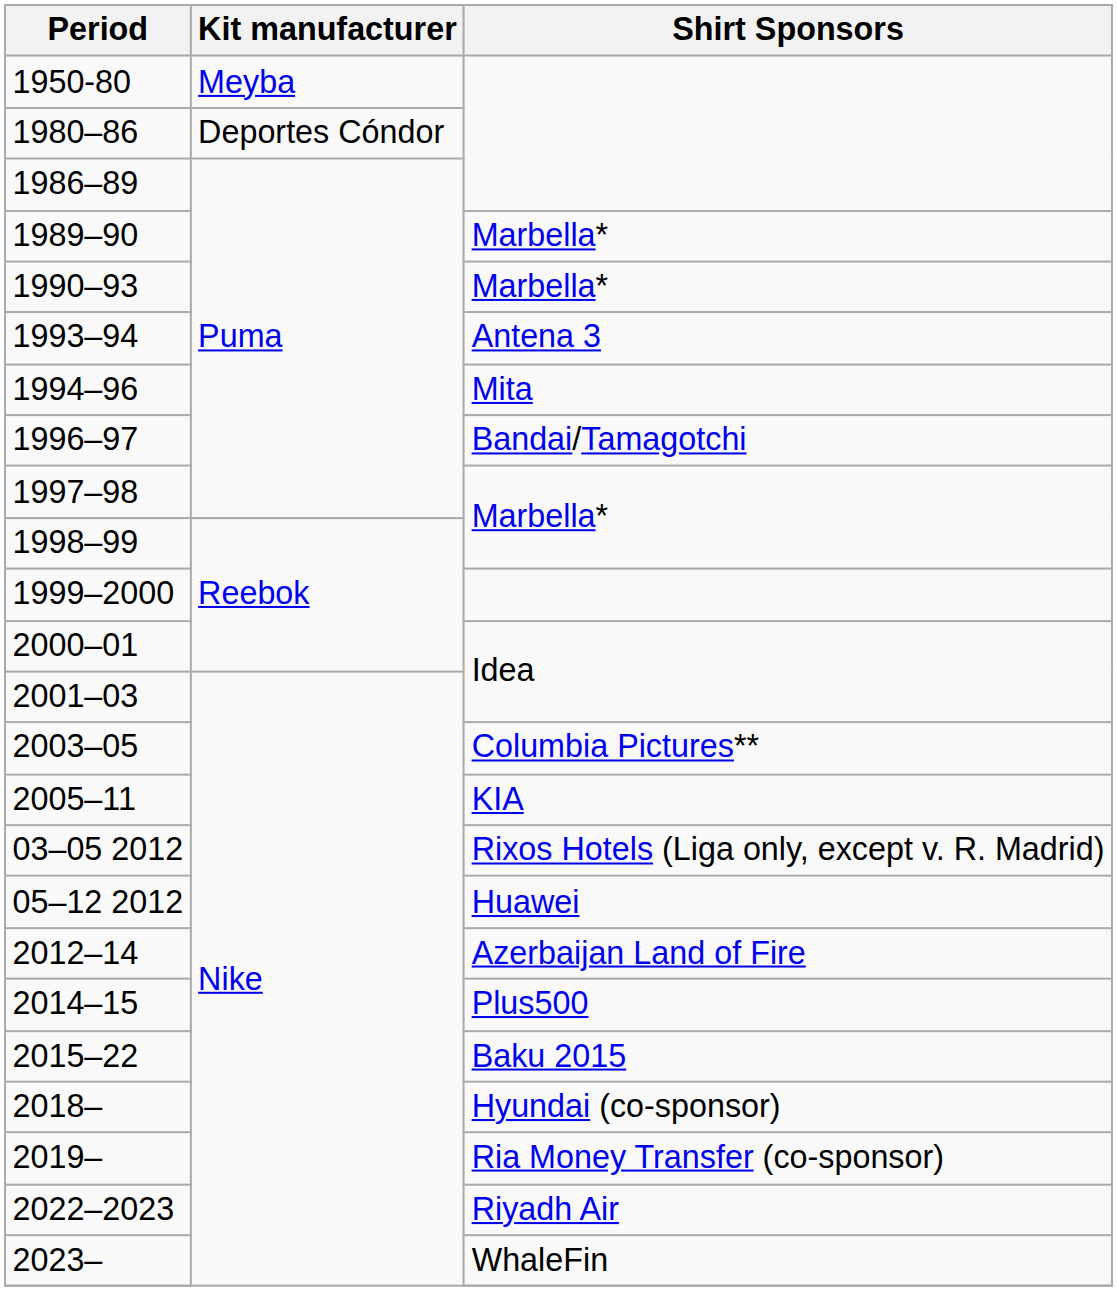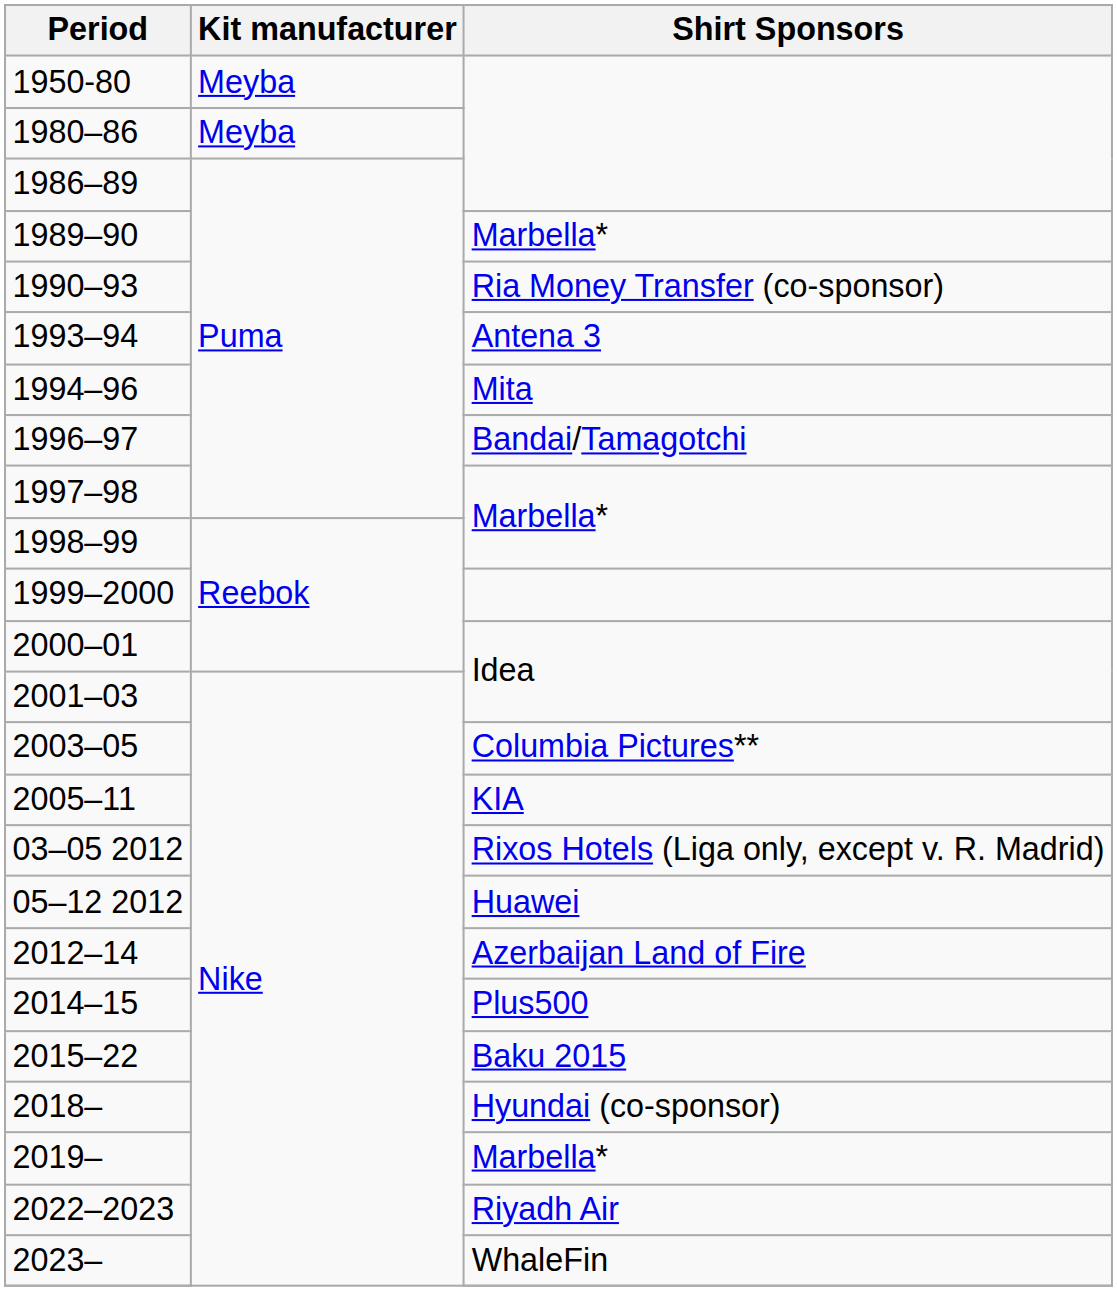(321, 132) Deportes Cóndor -> (247, 132) Meyba
(540, 286) Marbella* -> (708, 286) Ria Money Transfer (co-sponsor)
(708, 1157) Ria Money Transfer (co-sponsor) -> (540, 1157) Marbella*
